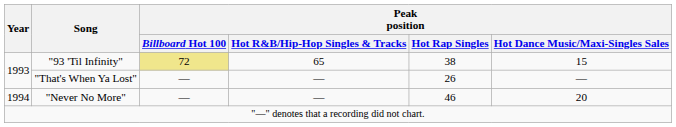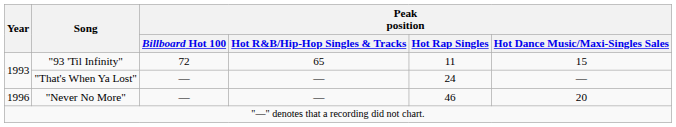(184, 61) khaki background -> (184, 61) no background
(450, 61) 38 -> (450, 61) 11
(450, 79) 26 -> (450, 79) 24
(18, 97) 1994 -> (18, 97) 1996
